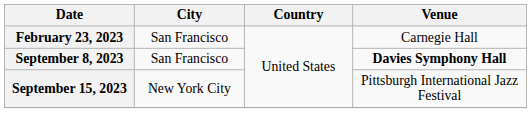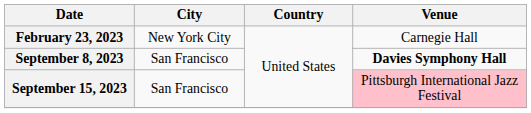(189, 37) San Francisco -> (189, 37) New York City
(189, 88) New York City -> (189, 88) San Francisco
(440, 88) no background -> (440, 88) pink background
